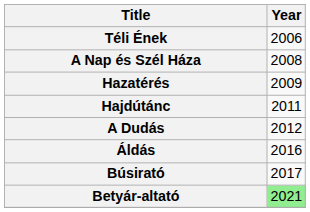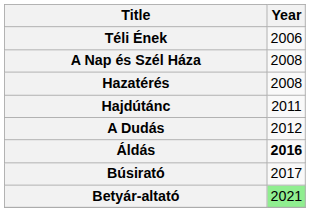(286, 83) 2009 -> (286, 83) 2008
(286, 151) normal -> (286, 151) bold
